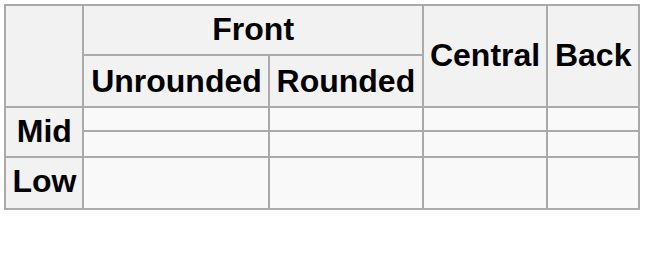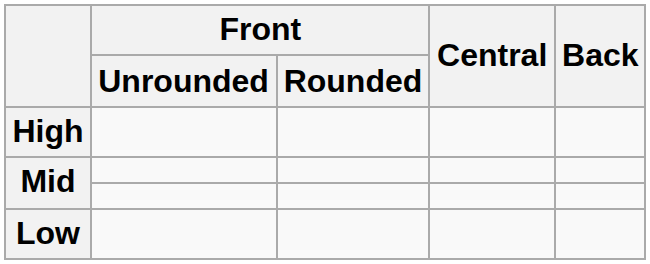+ row: (48, 131)
